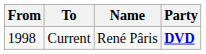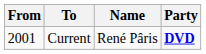(22, 37) 1998 -> (22, 37) 2001
